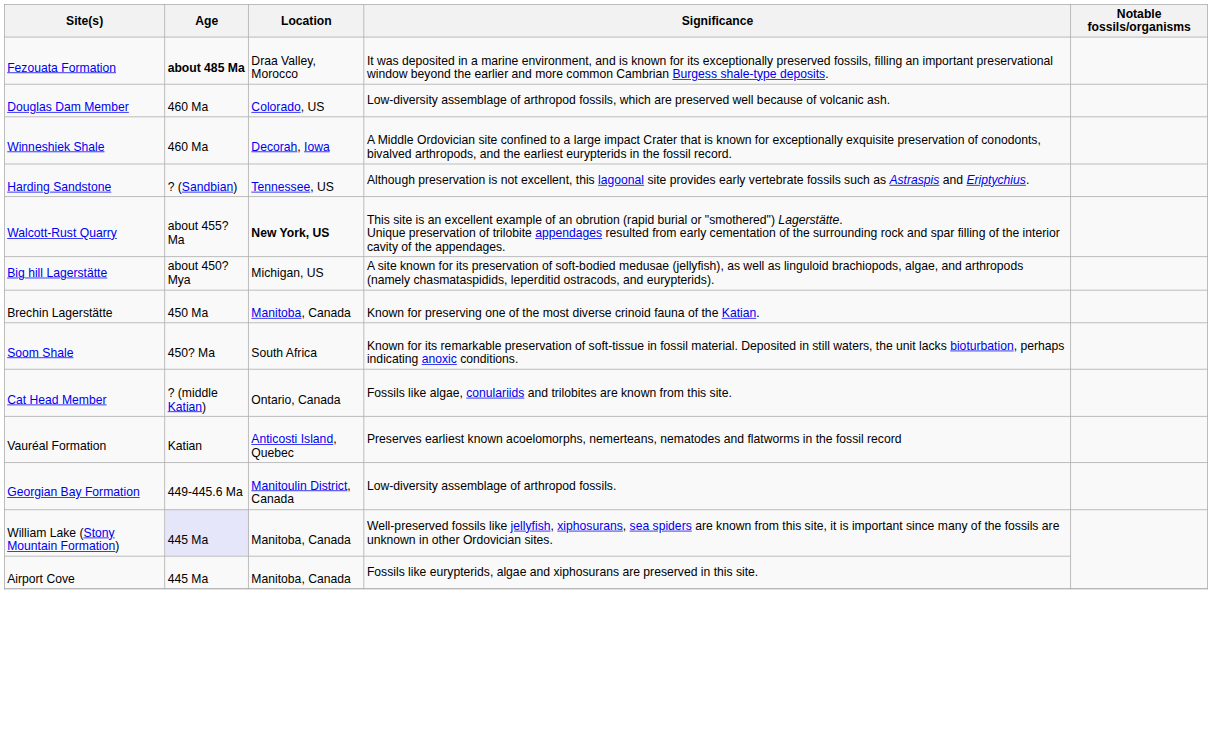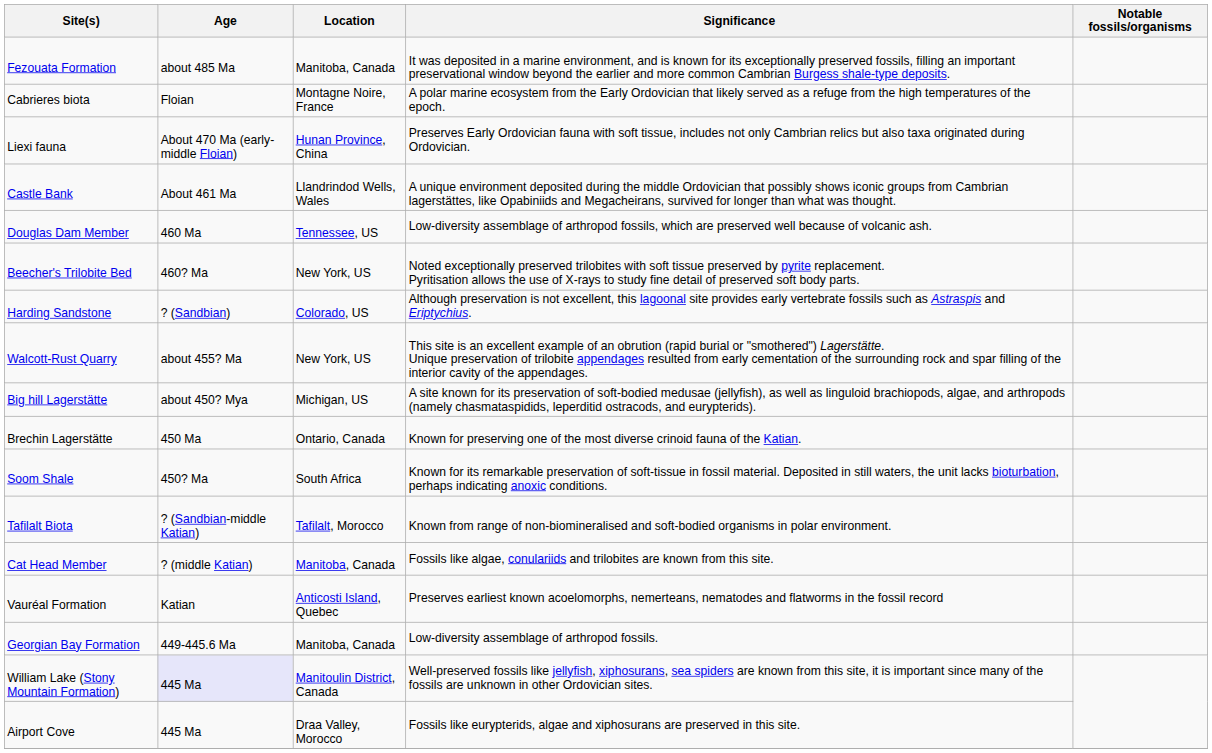(206, 67) bold -> (198, 67) normal
(284, 67) Draa Valley, Morocco -> (345, 67) Manitoba, Canada
+ row: (48, 100)
+ row: (37, 147)
+ row: (40, 193)
(288, 107) Colorado, US -> (337, 233) Tennessee, US
- row: (56, 147)
+ row: (70, 273)
(293, 187) Tennessee, US -> (332, 313) Colorado, US
(290, 233) bold -> (333, 359) normal
(301, 313) Manitoba, Canada -> (340, 439) Ontario, Canada
+ row: (40, 526)
(296, 399) Ontario, Canada -> (345, 565) Manitoba, Canada
(301, 493) Manitoulin District, Canada -> (345, 645) Manitoba, Canada
(301, 539) Manitoba, Canada -> (345, 685) Manitoulin District, Canada
(301, 579) Manitoba, Canada -> (328, 731) Draa Valley, Morocco
